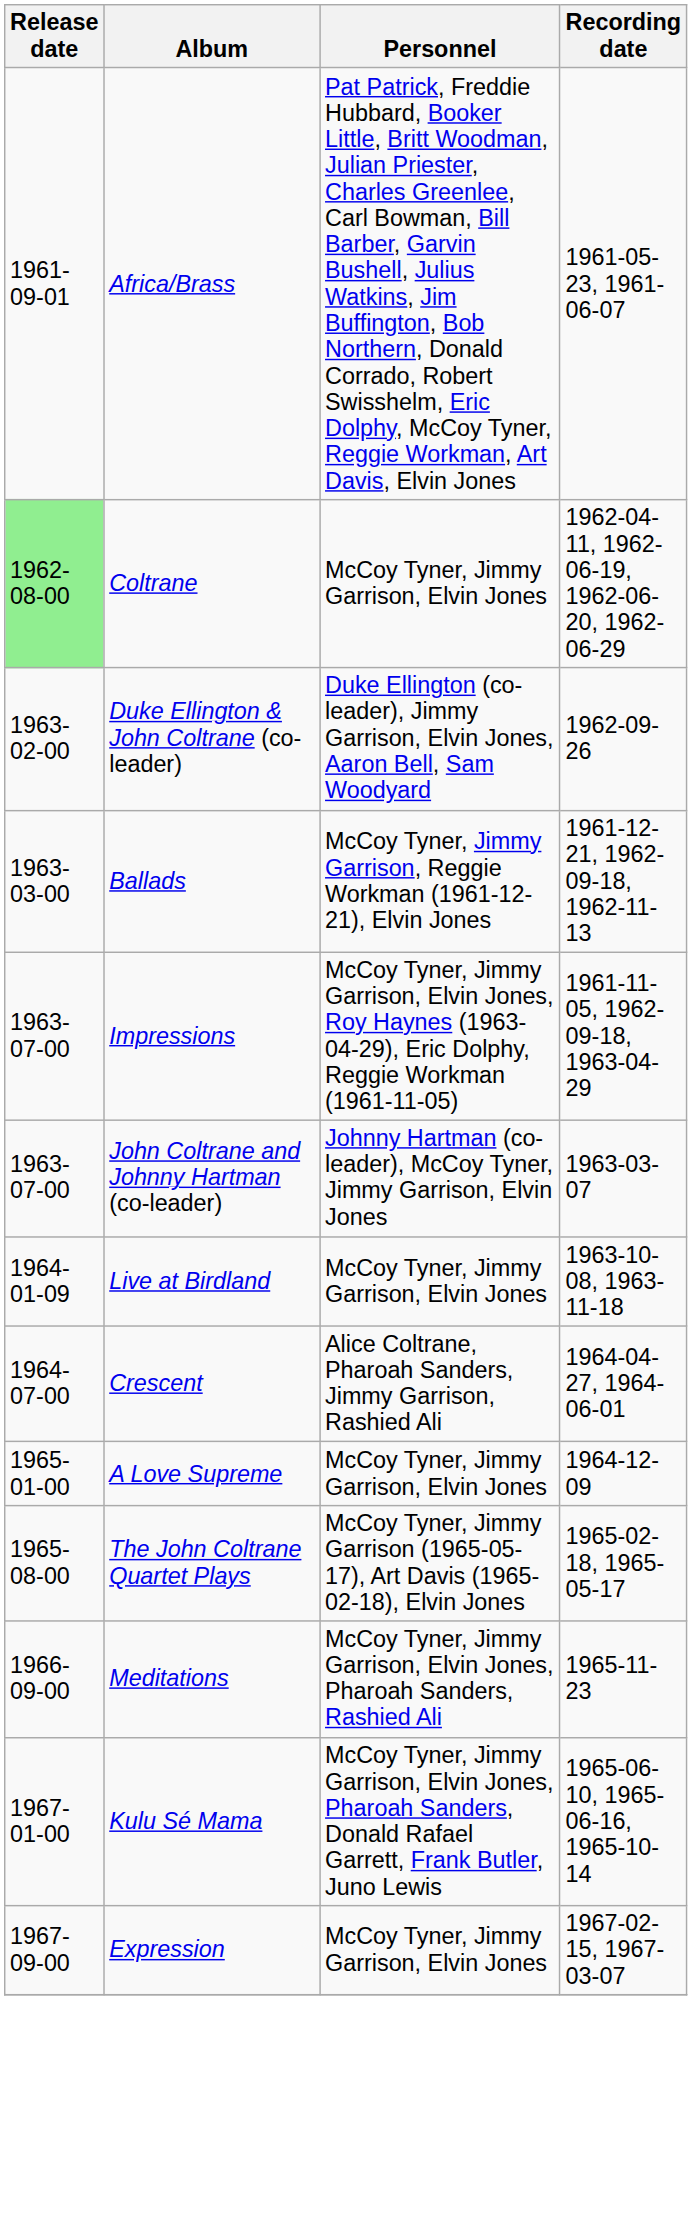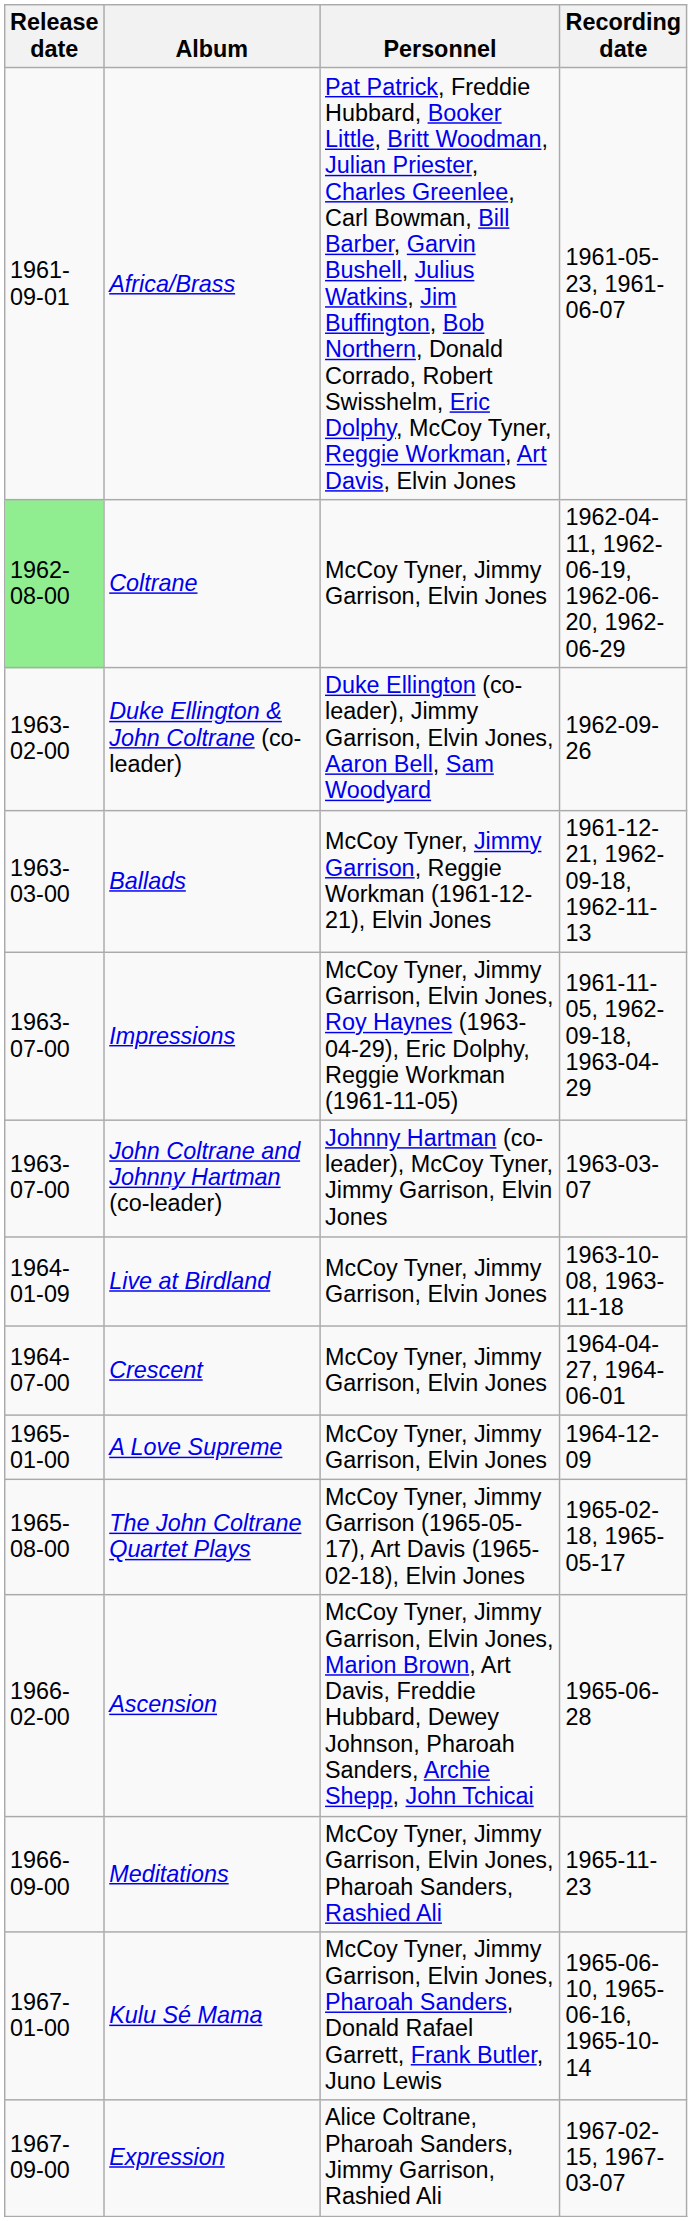(419, 1383) Alice Coltrane, Pharoah Sanders, Jimmy Garrison, Rashied Ali -> (436, 1370) McCoy Tyner, Jimmy Garrison, Elvin Jones
+ row: (163, 1705)
(436, 1950) McCoy Tyner, Jimmy Garrison, Elvin Jones -> (419, 2157) Alice Coltrane, Pharoah Sanders, Jimmy Garrison, Rashied Ali
